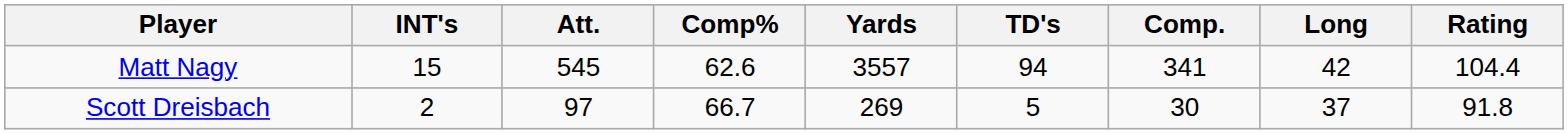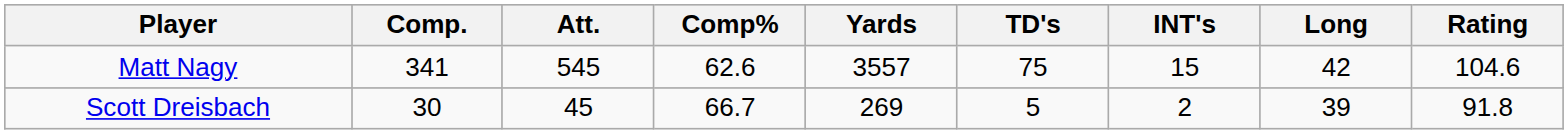columns swapped: (1185, 25) <-> (427, 25)
(1033, 66) 94 -> (1033, 66) 75
(1488, 66) 104.4 -> (1488, 66) 104.6
(578, 107) 97 -> (578, 107) 45
(1336, 107) 37 -> (1336, 107) 39
